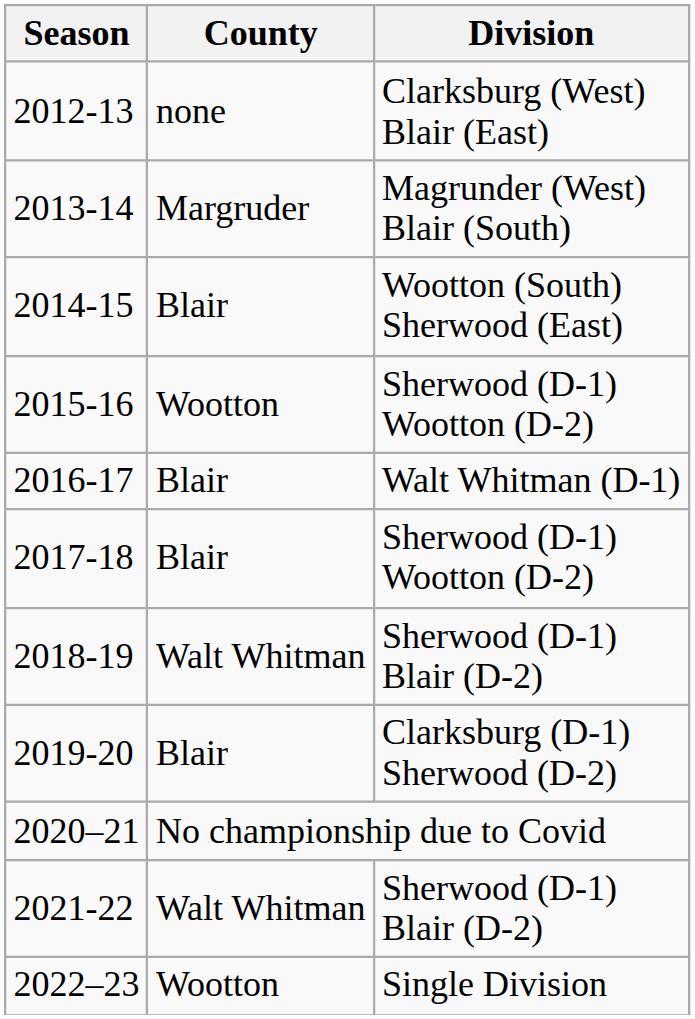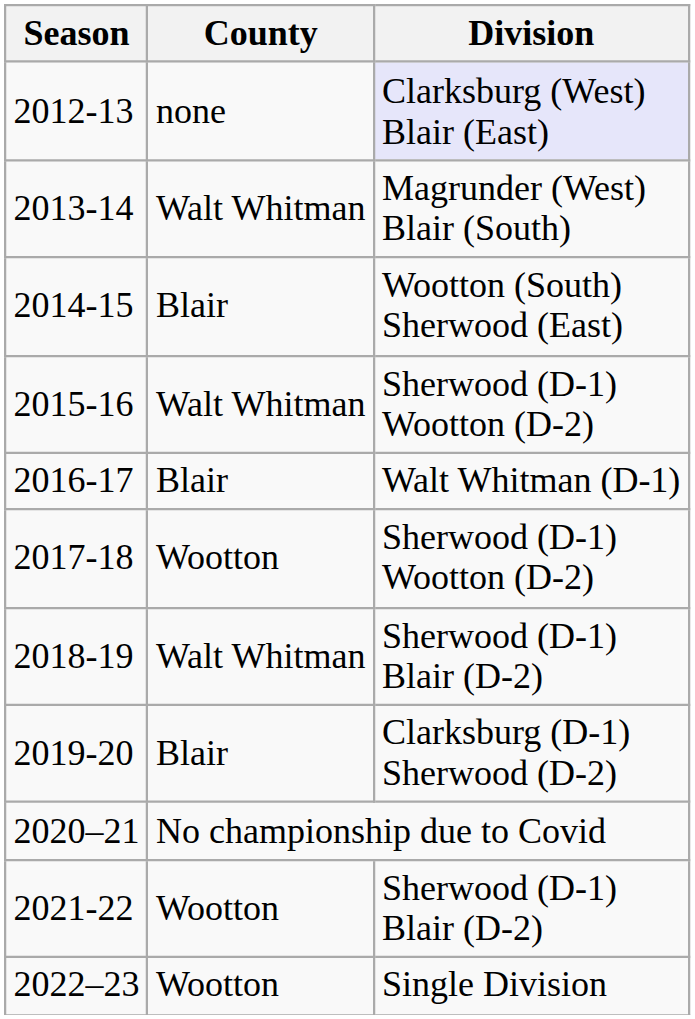(514, 110) no background -> (514, 110) lavender background
(233, 207) Margruder -> (261, 207) Walt Whitman
(218, 403) Wootton -> (261, 403) Walt Whitman
(192, 557) Blair -> (218, 557) Wootton
(261, 907) Walt Whitman -> (218, 907) Wootton
